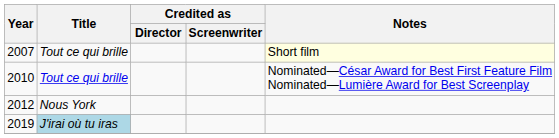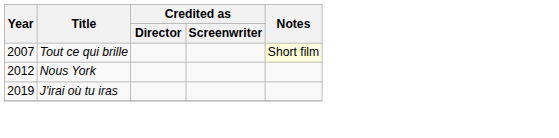- row: (21, 78)
(79, 124) lightblue background -> (79, 91) no background
